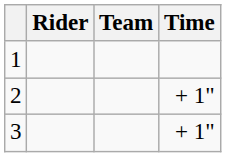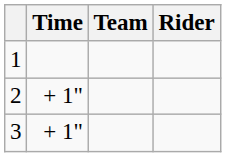columns swapped: (60, 22) <-> (189, 22)
